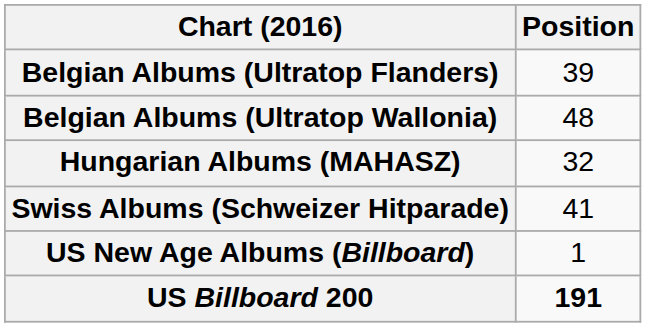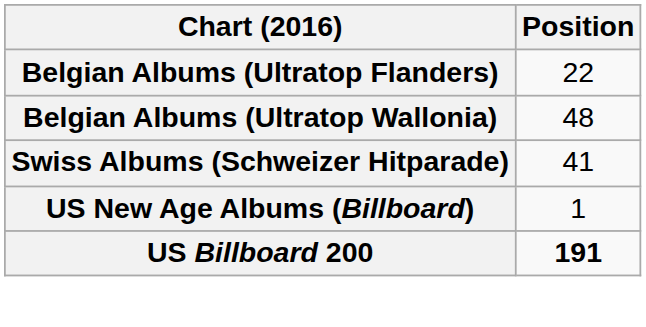(578, 72) 39 -> (578, 72) 22
- row: (260, 162)
